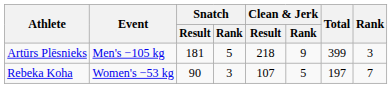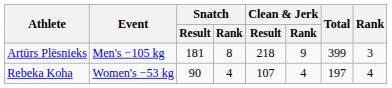(229, 53) 5 -> (229, 53) 8
(229, 73) 3 -> (229, 73) 4
(303, 73) 5 -> (303, 73) 4
(370, 73) 7 -> (370, 73) 4
